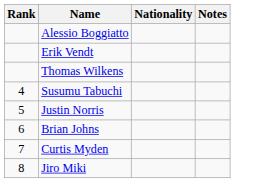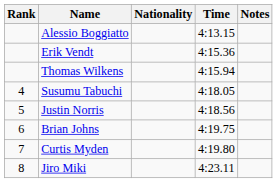+ column: (216, 14)
